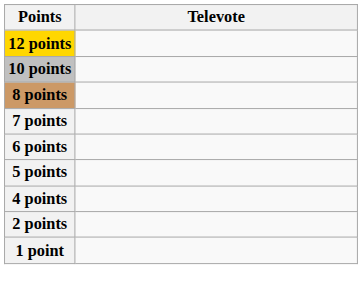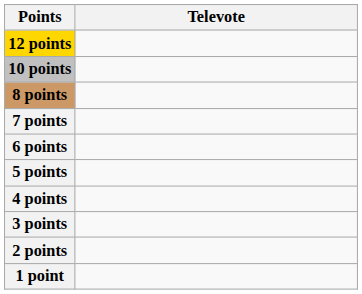+ row: (40, 224)
